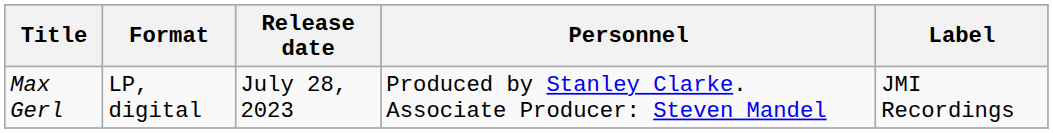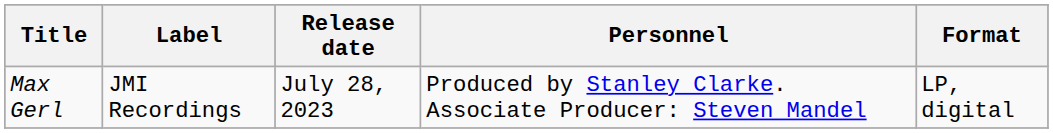columns swapped: (962, 36) <-> (169, 36)
